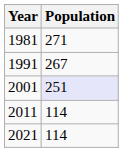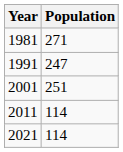(56, 64) 267 -> (56, 64) 247
(56, 87) lavender background -> (56, 87) no background
